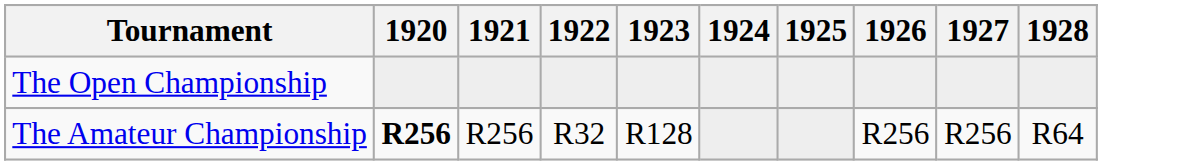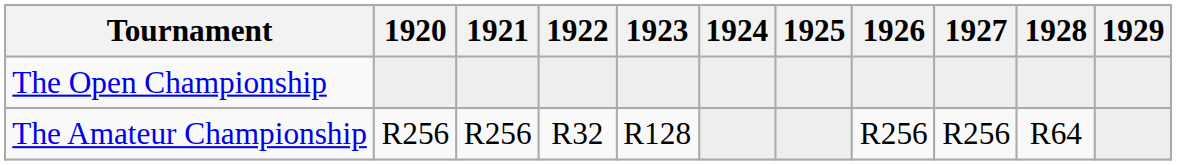+ column: (1133, 30)
(416, 133) bold -> (415, 133) normal
